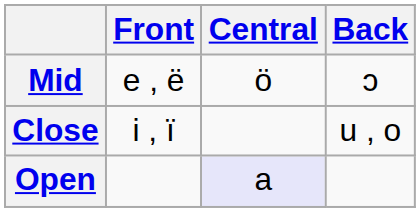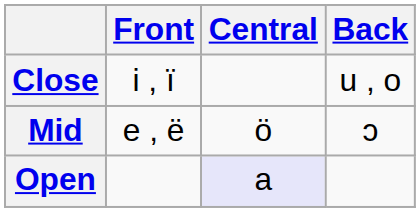rows swapped: (55, 130) <-> (55, 79)
